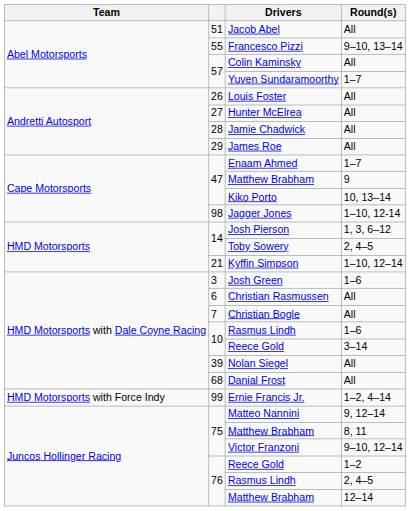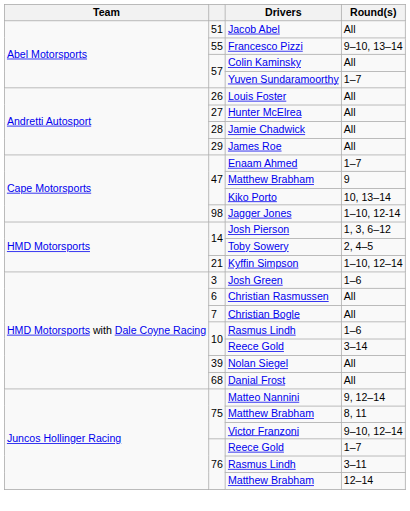- row: (217, 397)
(353, 464) 1–2 -> (353, 447) 1–7
(359, 481) 2, 4–5 -> (355, 464) 3–11
